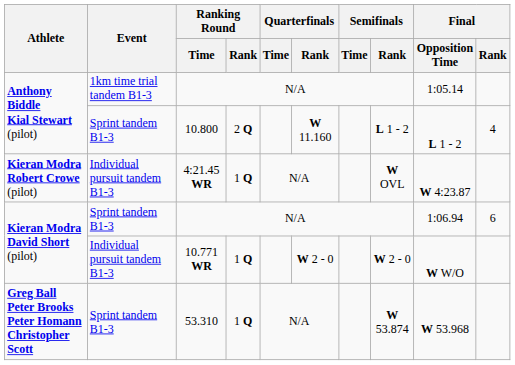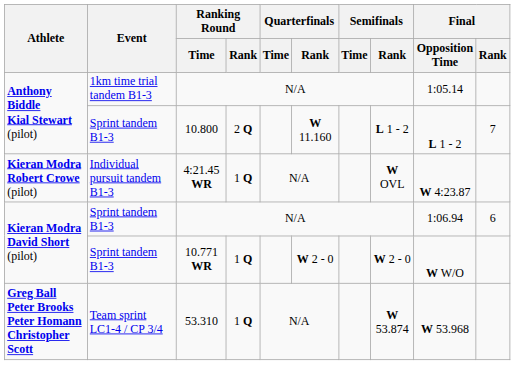(493, 130) 4 -> (493, 130) 7
(125, 260) Individual pursuit tandem B1-3 -> (123, 260) Sprint tandem B1-3
(123, 322) Sprint tandem B1-3 -> (126, 322) Team sprint LC1-4 / CP 3/4
